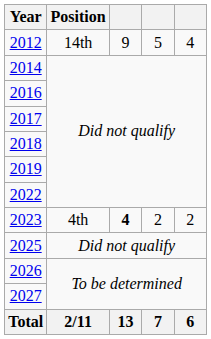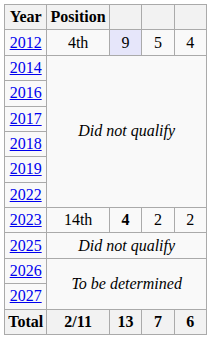(78, 42) 14th -> (78, 42) 4th
(126, 42) no background -> (126, 42) lavender background
(78, 220) 4th -> (78, 220) 14th
